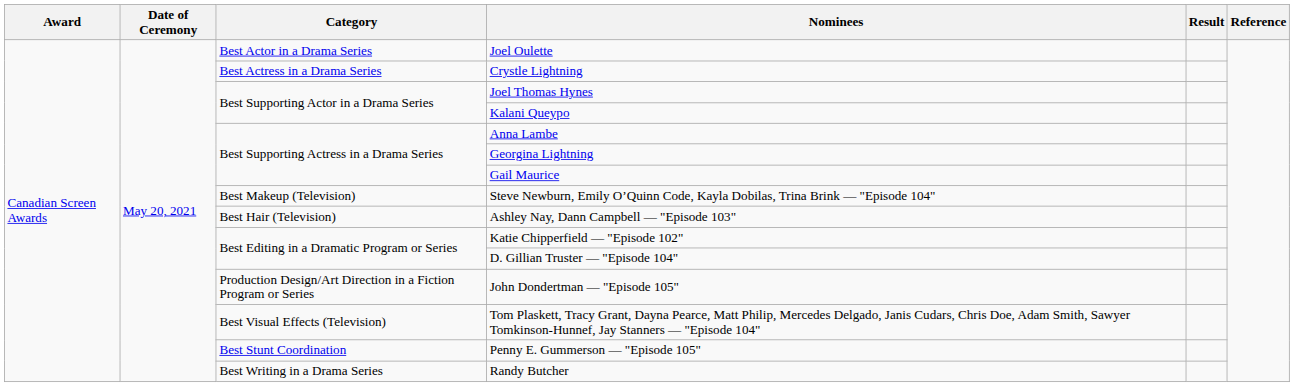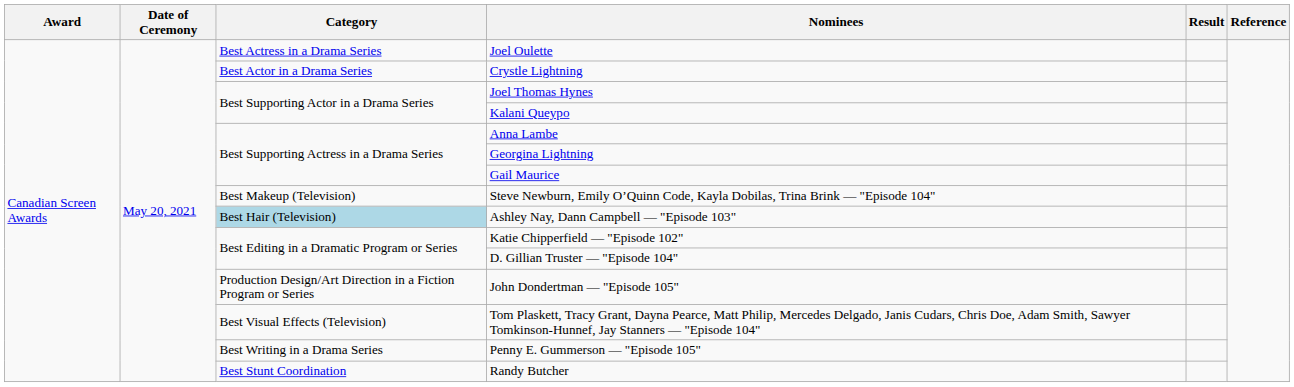(296, 50) Best Actor in a Drama Series -> (300, 50) Best Actress in a Drama Series
(300, 71) Best Actress in a Drama Series -> (296, 71) Best Actor in a Drama Series
(278, 216) no background -> (278, 216) lightblue background
(283, 350) Best Stunt Coordination -> (301, 350) Best Writing in a Drama Series
(301, 371) Best Writing in a Drama Series -> (283, 371) Best Stunt Coordination
